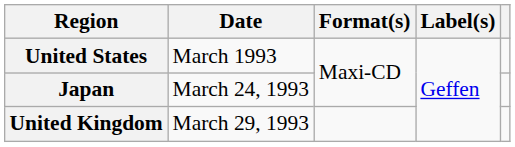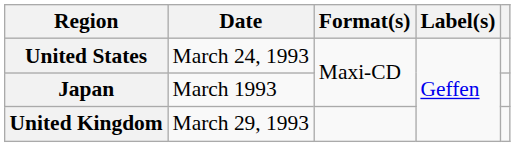(225, 55) March 1993 -> (241, 55) March 24, 1993
(241, 89) March 24, 1993 -> (225, 89) March 1993
